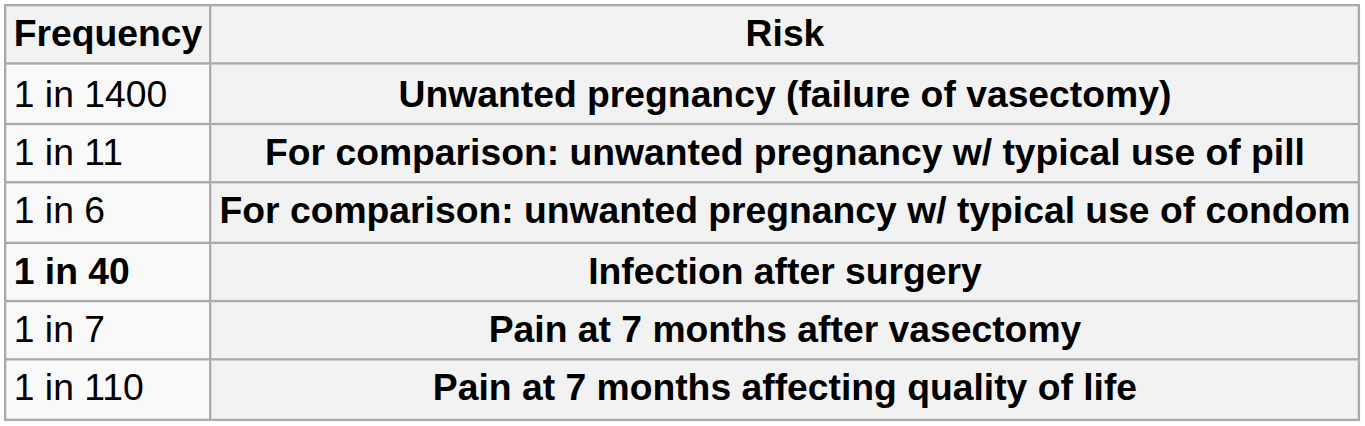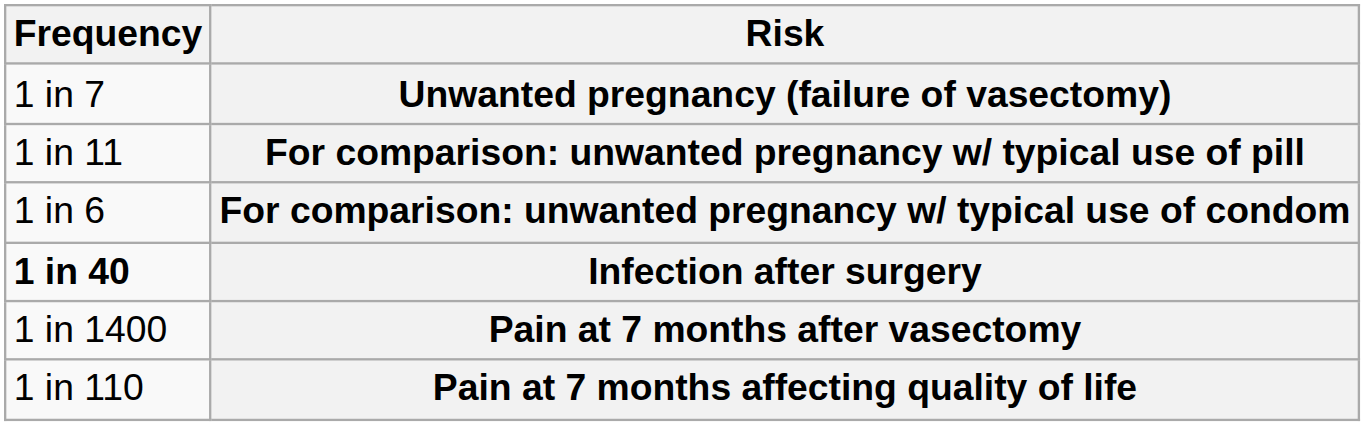(90, 93) 1 in 1400 -> (59, 93) 1 in 7
(59, 329) 1 in 7 -> (90, 329) 1 in 1400
